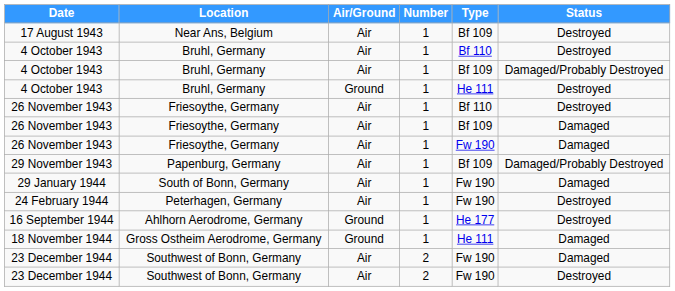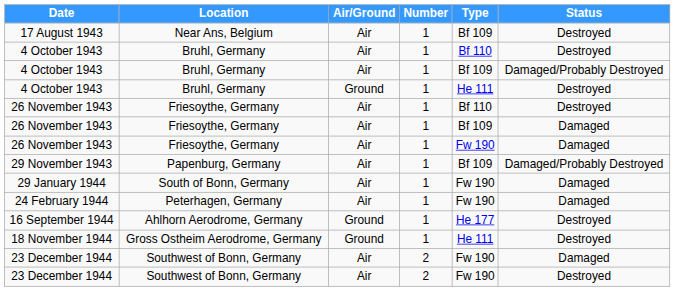(584, 201) Destroyed -> (584, 201) Damaged
(584, 239) Damaged -> (584, 239) Destroyed
